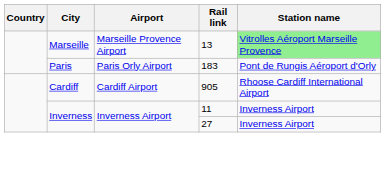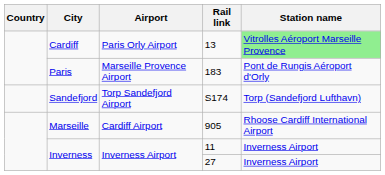(69, 44) Marseille -> (64, 44) Cardiff
(139, 44) Marseille Provence Airport -> (139, 44) Paris Orly Airport
(134, 66) Paris Orly Airport -> (144, 71) Marseille Provence Airport
+ row: (216, 98)
(64, 87) Cardiff -> (69, 125) Marseille
